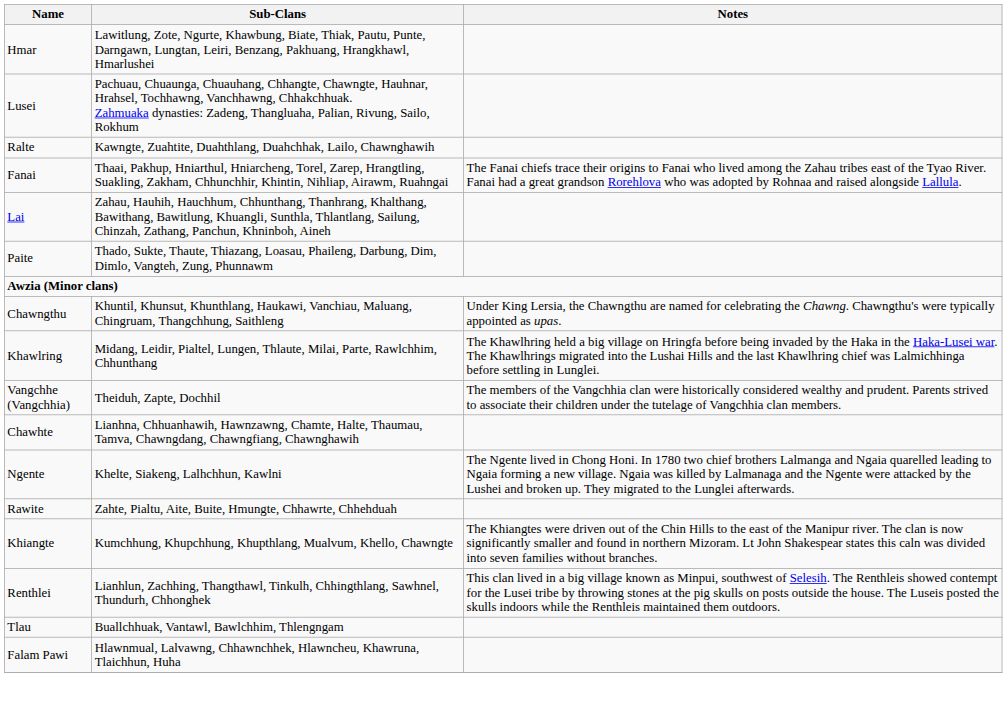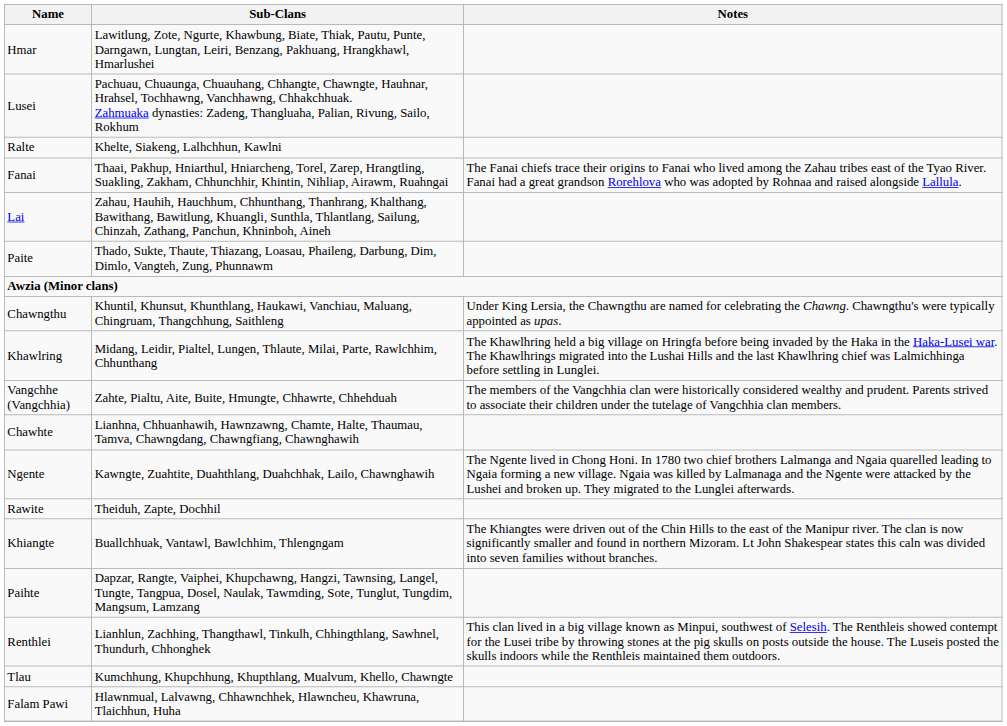(265, 147) Kawngte, Zuahtite, Duahthlang, Duahchhak, Lailo, Chawnghawih -> (188, 147) Khelte, Siakeng, Lalhchhun, Kawlni
(158, 397) Theiduh, Zapte, Dochhil -> (246, 397) Zahte, Pialtu, Aite, Buite, Hmungte, Chhawrte, Chhehduah
(188, 474) Khelte, Siakeng, Lalhchhun, Kawlni -> (265, 474) Kawngte, Zuahtite, Duahthlang, Duahchhak, Lailo, Chawnghawih
(246, 508) Zahte, Pialtu, Aite, Buite, Hmungte, Chhawrte, Chhehduah -> (158, 508) Theiduh, Zapte, Dochhil
(274, 543) Kumchhung, Khupchhung, Khupthlang, Mualvum, Khello, Chawngte -> (219, 543) Buallchhuak, Vantawl, Bawlchhim, Thlengngam
+ row: (23, 592)
(219, 627) Buallchhuak, Vantawl, Bawlchhim, Thlengngam -> (274, 676) Kumchhung, Khupchhung, Khupthlang, Mualvum, Khello, Chawngte
